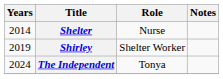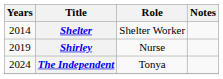(152, 30) Nurse -> (152, 30) Shelter Worker
(152, 47) Shelter Worker -> (152, 47) Nurse
